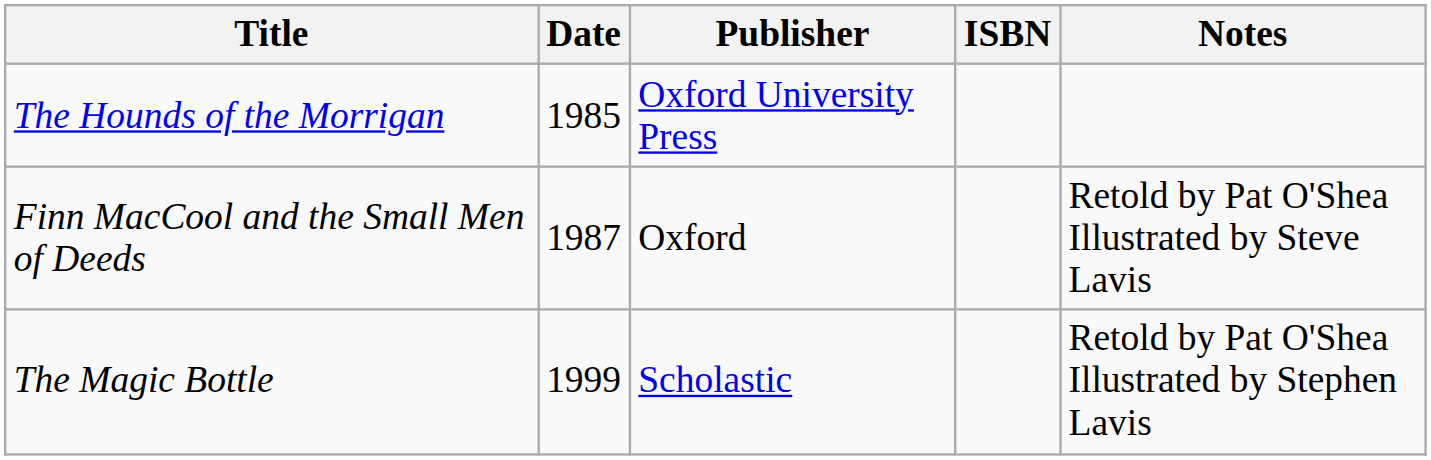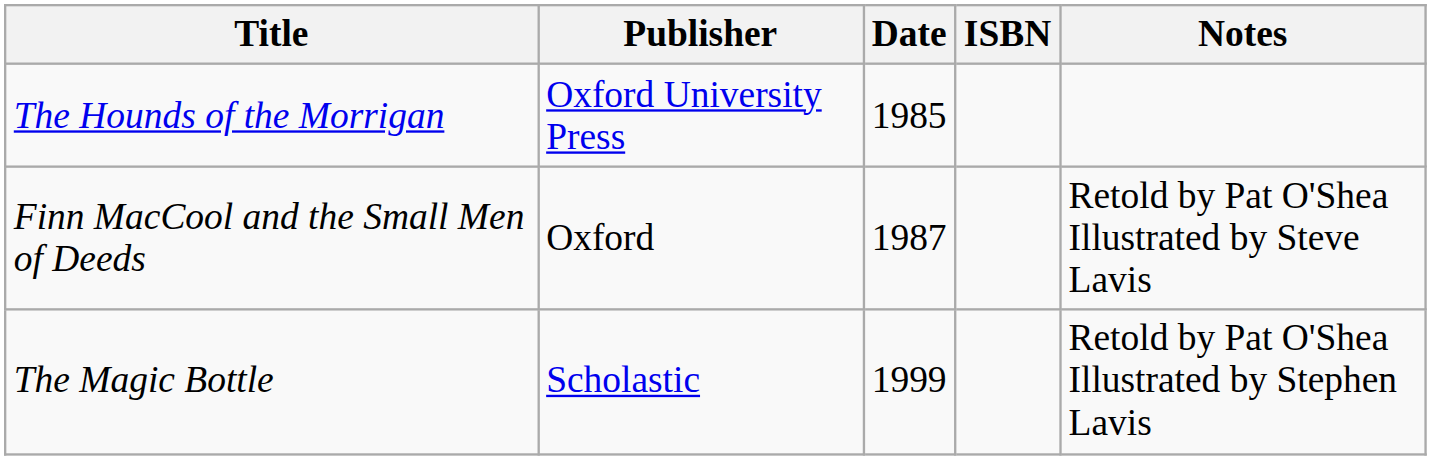columns swapped: (584, 34) <-> (792, 34)
